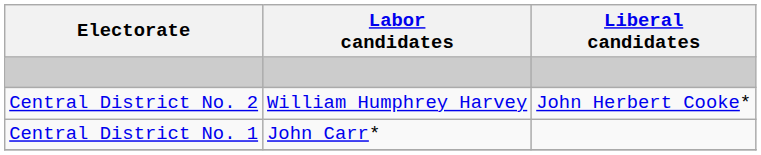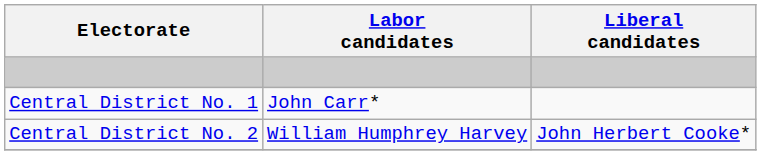rows swapped: (134, 134) <-> (134, 103)
